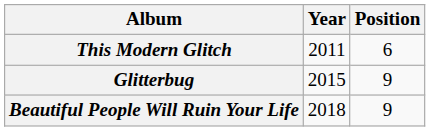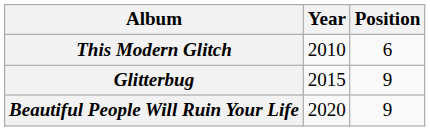(327, 49) 2011 -> (327, 49) 2010
(327, 110) 2018 -> (327, 110) 2020
